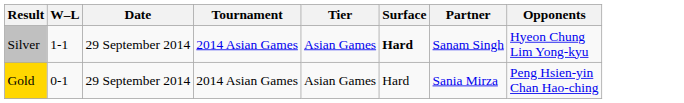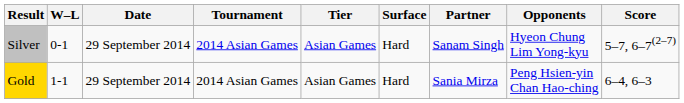+ column: (640, 15)
(59, 44) 1-1 -> (59, 44) 0-1
(398, 44) bold -> (396, 44) normal
(59, 80) 0-1 -> (59, 80) 1-1
